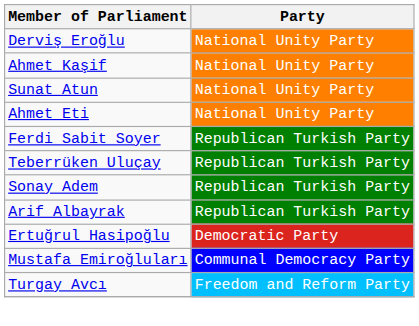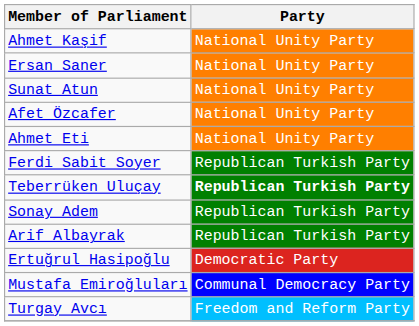- row: (66, 41)
+ row: (57, 65)
+ row: (62, 114)
(302, 163) normal -> (302, 187) bold
